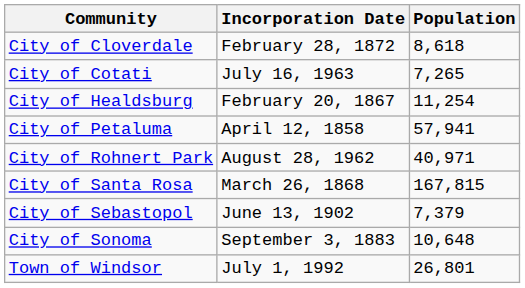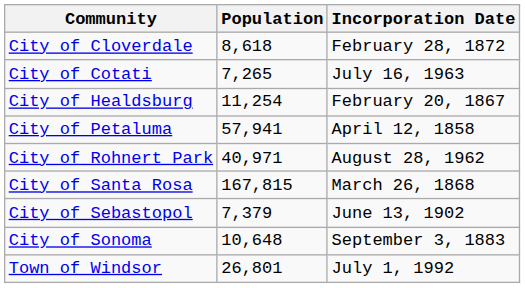columns swapped: (464, 19) <-> (313, 19)
